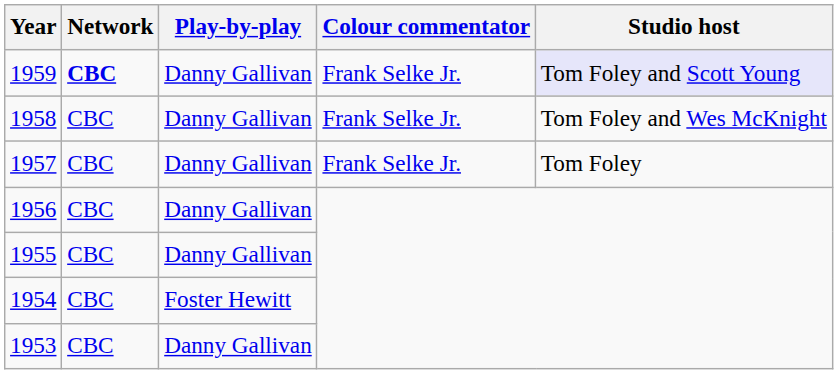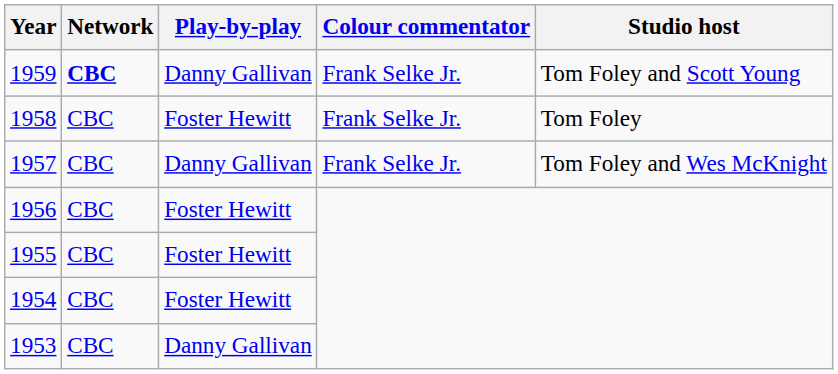(671, 72) lavender background -> (671, 72) no background
(238, 118) Danny Gallivan -> (228, 118) Foster Hewitt
(684, 118) Tom Foley and Wes McKnight -> (591, 118) Tom Foley
(591, 163) Tom Foley -> (684, 163) Tom Foley and Wes McKnight
(238, 209) Danny Gallivan -> (228, 209) Foster Hewitt
(238, 254) Danny Gallivan -> (228, 254) Foster Hewitt
